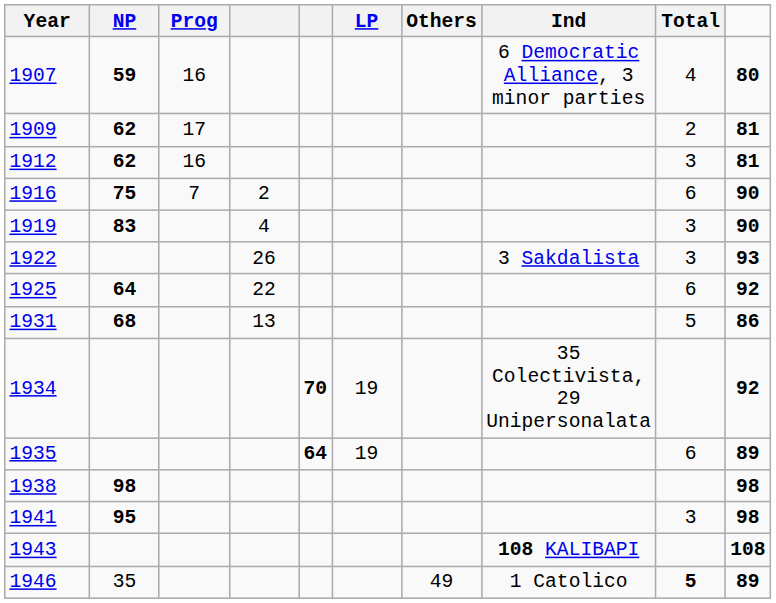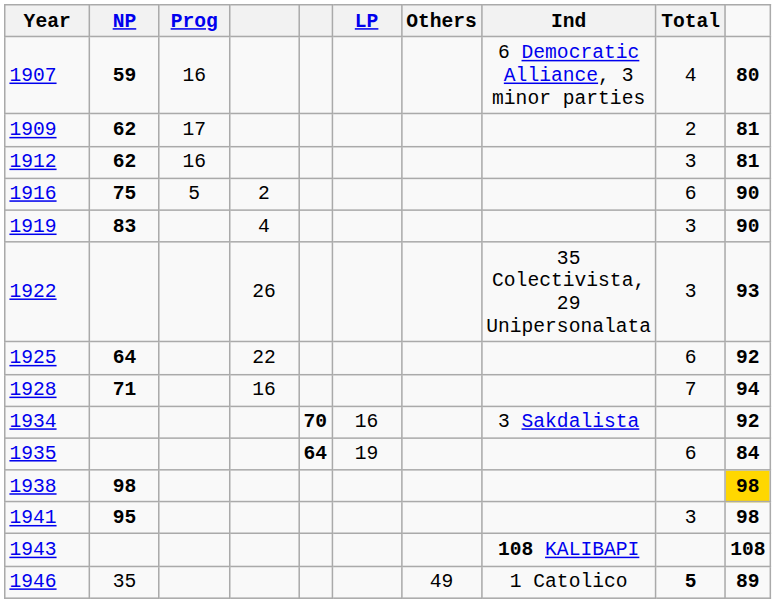(194, 194) 7 -> (194, 194) 5
(569, 258) 3 Sakdalista -> (569, 292) 35 Colectivista, 29 Unipersonalata
+ row: (33, 390)
- row: (33, 322)
(367, 388) 19 -> (367, 422) 16
(569, 388) 35 Colectivista, 29 Unipersonalata -> (569, 422) 3 Sakdalista
(748, 454) 89 -> (748, 454) 84
(748, 486) no background -> (748, 486) gold background
